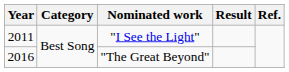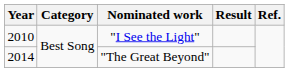(21, 36) 2011 -> (21, 36) 2010
(21, 57) 2016 -> (21, 57) 2014
